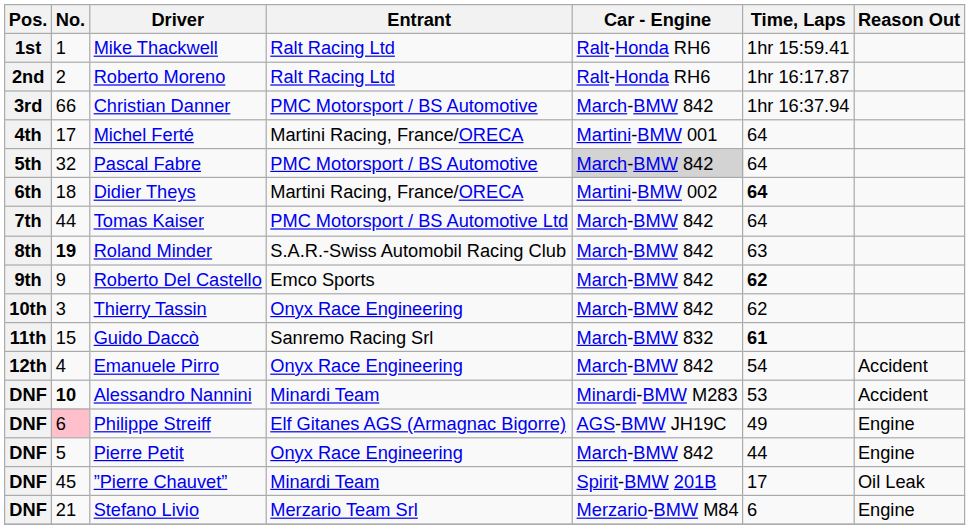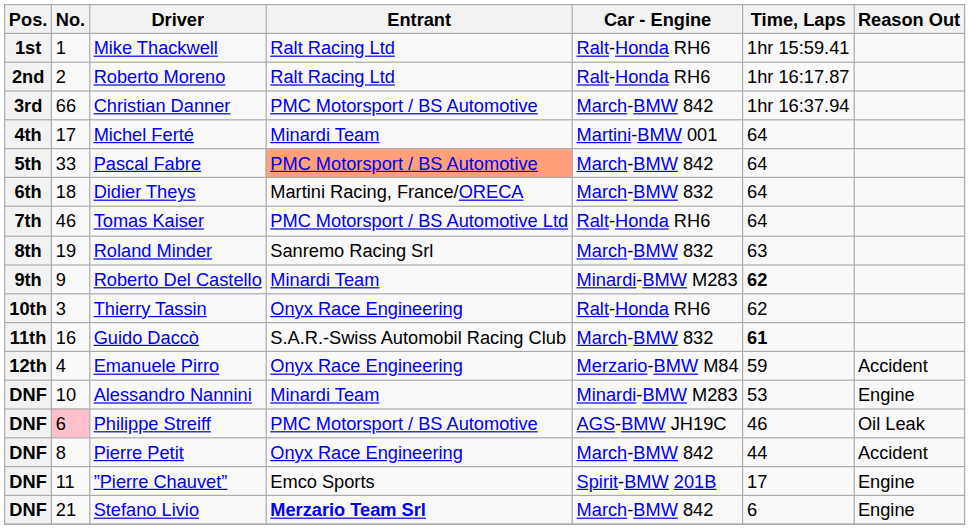(397, 135) Martini Racing, France/ORECA -> (325, 135) Minardi Team
(66, 164) 32 -> (66, 164) 33
(404, 164) no background -> (404, 164) lightsalmon background
(645, 164) lightgrey background -> (645, 164) no background
(647, 192) Martini-BMW 002 -> (645, 192) March-BMW 832
(757, 192) bold -> (757, 192) normal
(66, 221) 44 -> (66, 221) 46
(645, 221) March-BMW 842 -> (643, 221) Ralt-Honda RH6
(66, 250) bold -> (66, 250) normal
(418, 250) S.A.R.-Swiss Automobil Racing Club -> (352, 250) Sanremo Racing Srl
(645, 250) March-BMW 842 -> (645, 250) March-BMW 832
(322, 279) Emco Sports -> (325, 279) Minardi Team
(645, 279) March-BMW 842 -> (657, 279) Minardi-BMW M283
(645, 308) March-BMW 842 -> (643, 308) Ralt-Honda RH6
(66, 337) 15 -> (66, 337) 16
(352, 337) Sanremo Racing Srl -> (418, 337) S.A.R.-Swiss Automobil Racing Club
(645, 366) March-BMW 842 -> (658, 366) Merzario-BMW M84
(757, 366) 54 -> (757, 366) 59
(66, 395) bold -> (66, 395) normal
(893, 395) Accident -> (886, 395) Engine
(418, 423) Elf Gitanes AGS (Armagnac Bigorre) -> (404, 423) PMC Motorsport / BS Automotive
(757, 423) 49 -> (757, 423) 46
(886, 423) Engine -> (891, 423) Oil Leak
(61, 452) 5 -> (61, 452) 8
(886, 452) Engine -> (893, 452) Accident
(66, 481) 45 -> (65, 481) 11
(325, 481) Minardi Team -> (322, 481) Emco Sports
(891, 481) Oil Leak -> (886, 481) Engine
(344, 510) normal -> (348, 510) bold
(658, 510) Merzario-BMW M84 -> (645, 510) March-BMW 842
